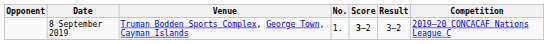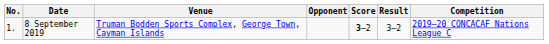columns swapped: (340, 11) <-> (26, 11)
